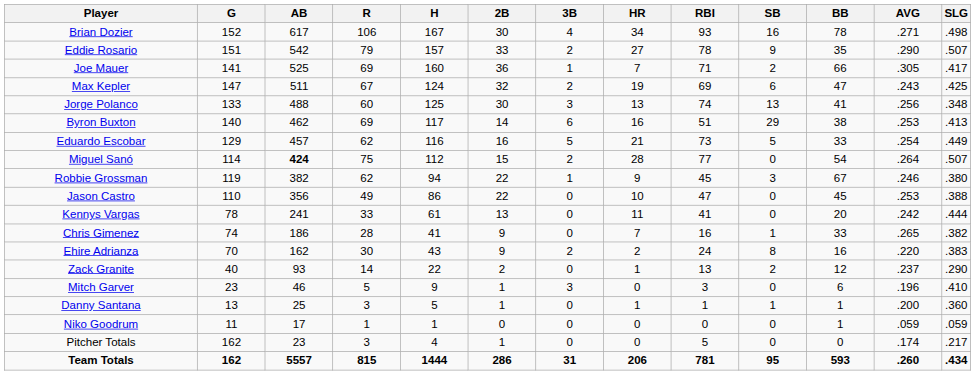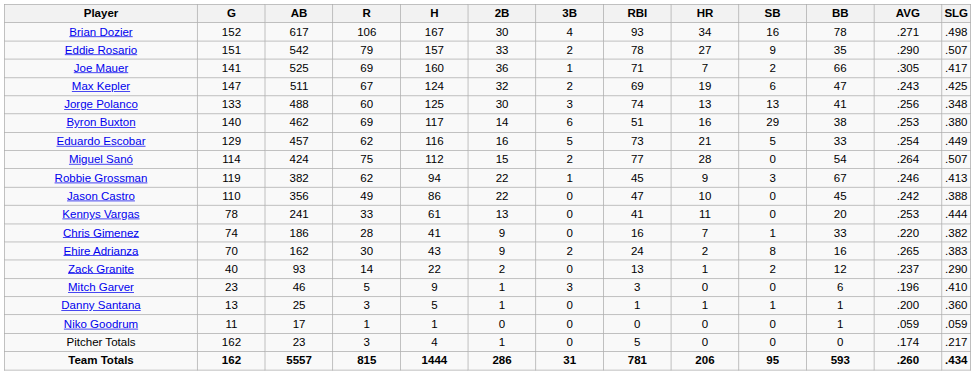columns swapped: (637, 13) <-> (705, 13)
(956, 123) .413 -> (956, 123) .380
(299, 159) bold -> (299, 159) normal
(956, 178) .380 -> (956, 178) .413
(908, 196) .253 -> (908, 196) .242
(908, 214) .242 -> (908, 214) .253
(908, 232) .265 -> (908, 232) .220
(908, 251) .220 -> (908, 251) .265
